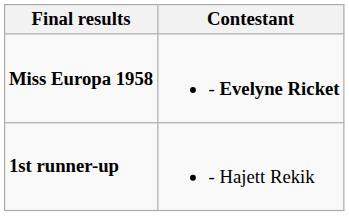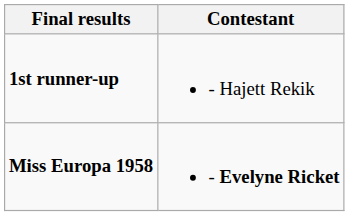rows swapped: (81, 78) <-> (64, 166)
